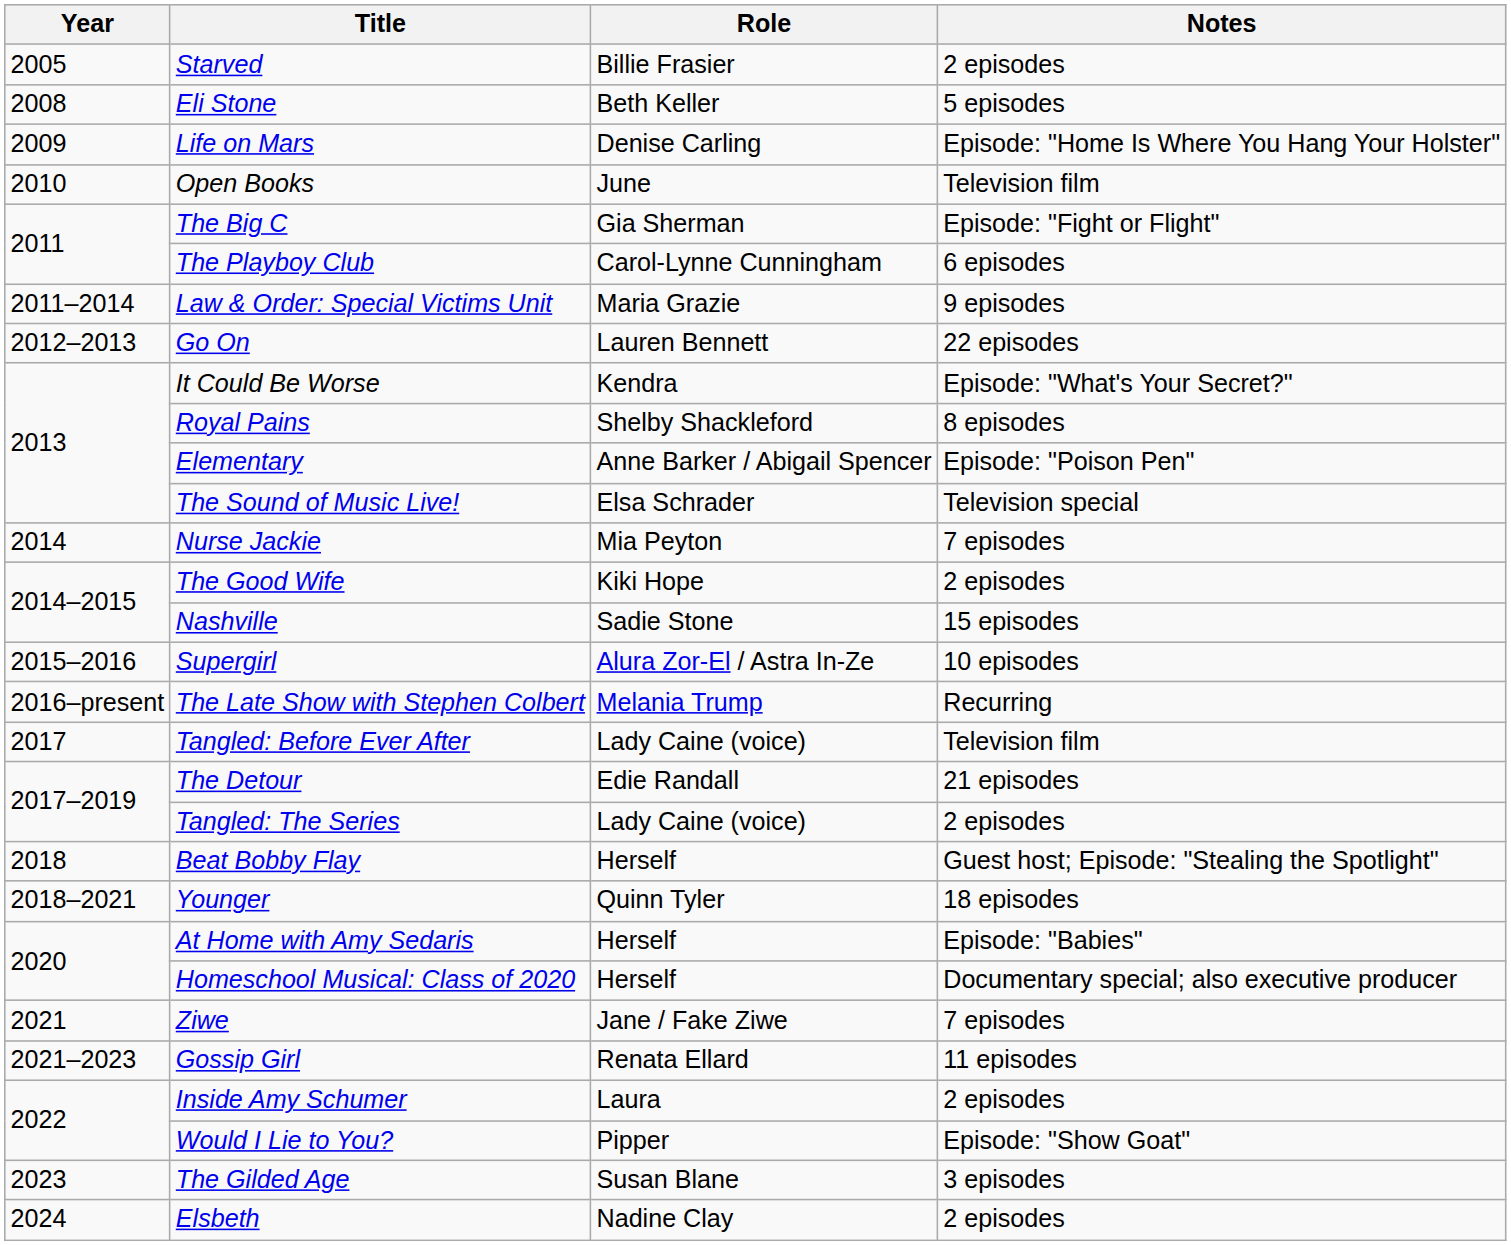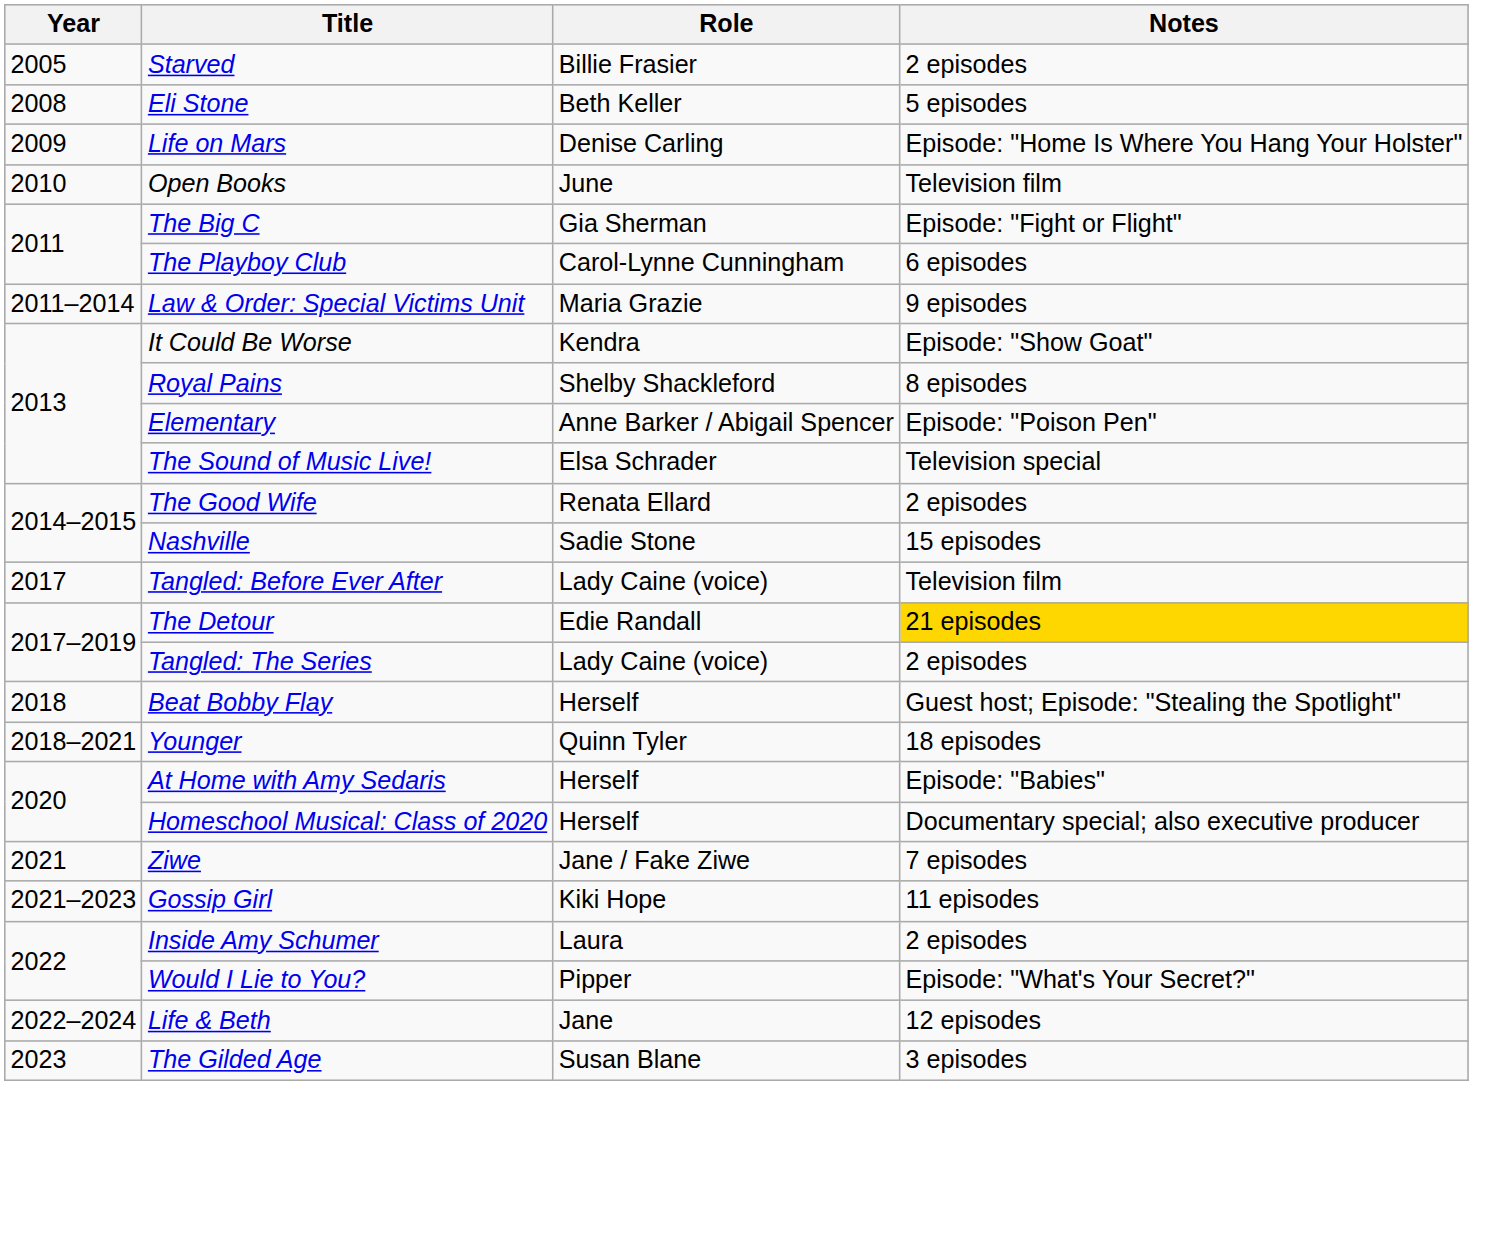- row: (213, 343)
(1118, 382) Episode: "What's Your Secret?" -> (1029, 343) Episode: "Show Goat"
- row: (248, 542)
(650, 582) Kiki Hope -> (635, 502) Renata Ellard
- row: (226, 661)
- row: (380, 701)
(1011, 781) no background -> (973, 622) gold background
(673, 1060) Renata Ellard -> (613, 900) Kiki Hope
(1067, 1139) Episode: "Show Goat" -> (1080, 980) Episode: "What's Your Secret?"
+ row: (209, 1020)
- row: (218, 1219)
